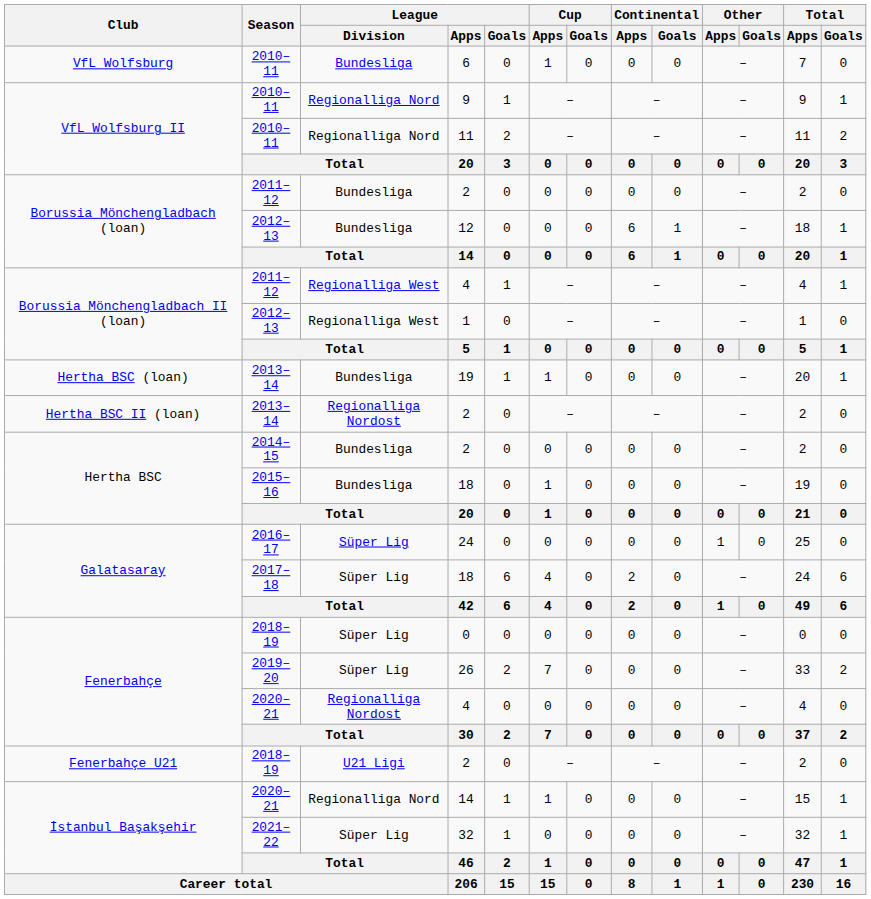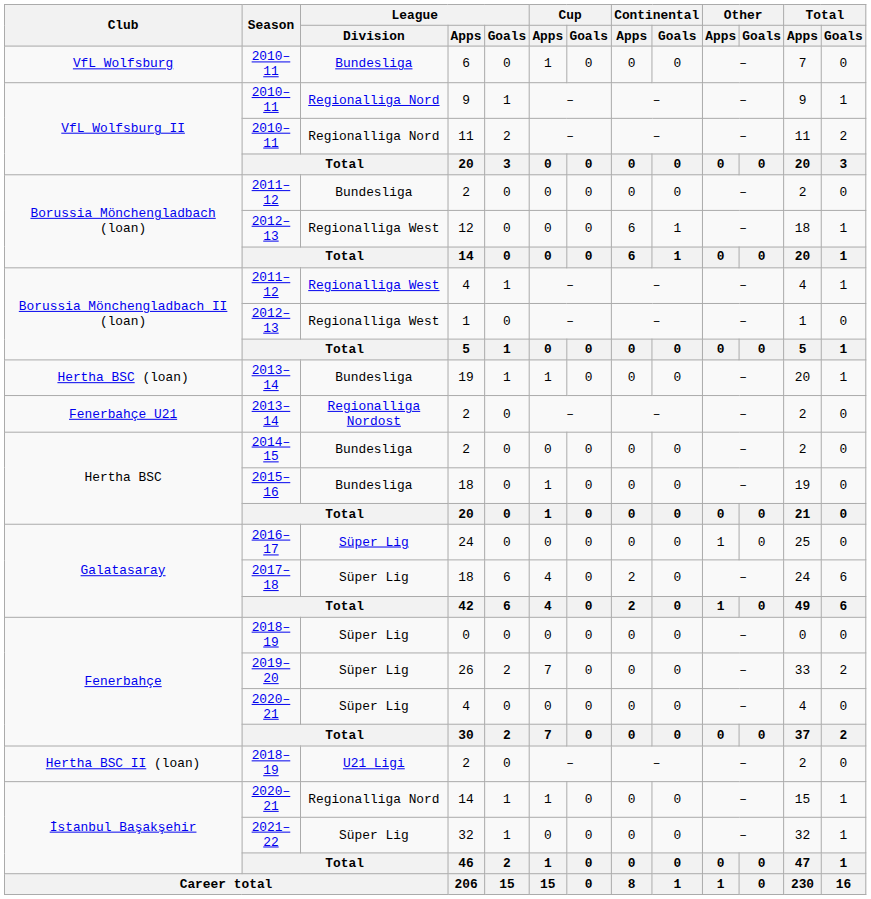(374, 229) Bundesliga -> (374, 229) Regionalliga West
(123, 414) Hertha BSC II (loan) -> (123, 414) Fenerbahçe U21
(374, 707) Regionalliga Nordost -> (374, 707) Süper Lig
(123, 763) Fenerbahçe U21 -> (123, 763) Hertha BSC II (loan)
